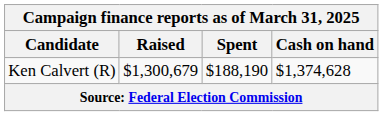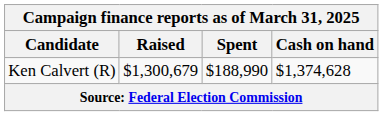(237, 70) $188,190 -> (237, 70) $188,990
